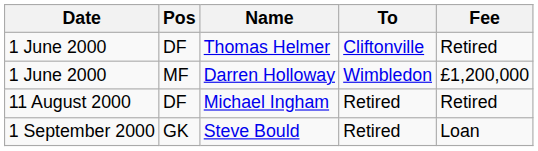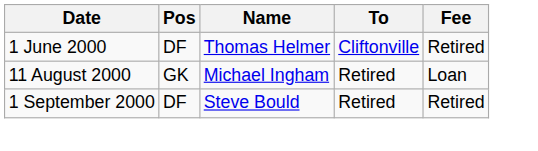- row: (269, 74)
(175, 103) DF -> (176, 74) GK
(469, 103) Retired -> (447, 74) Loan
(176, 131) GK -> (175, 103) DF
(460, 131) Loan -> (456, 103) Retired
